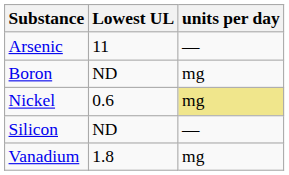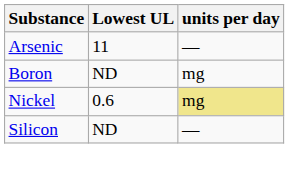- row: (44, 156)
